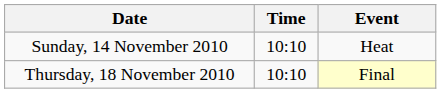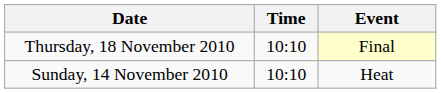rows swapped: (130, 46) <-> (130, 74)
